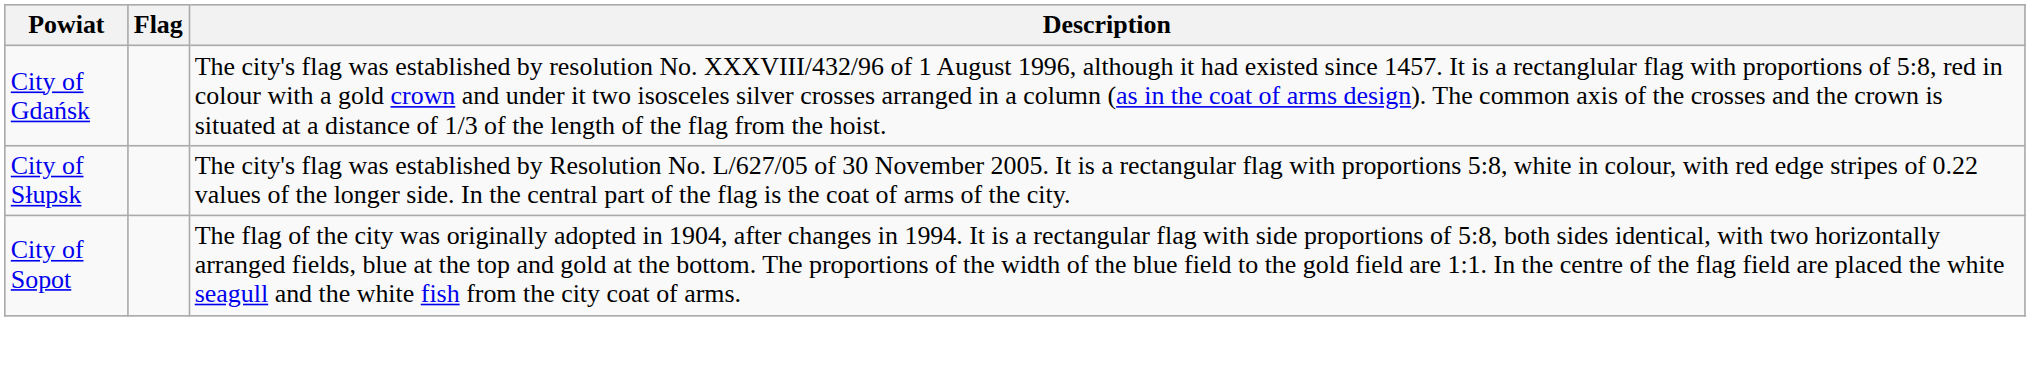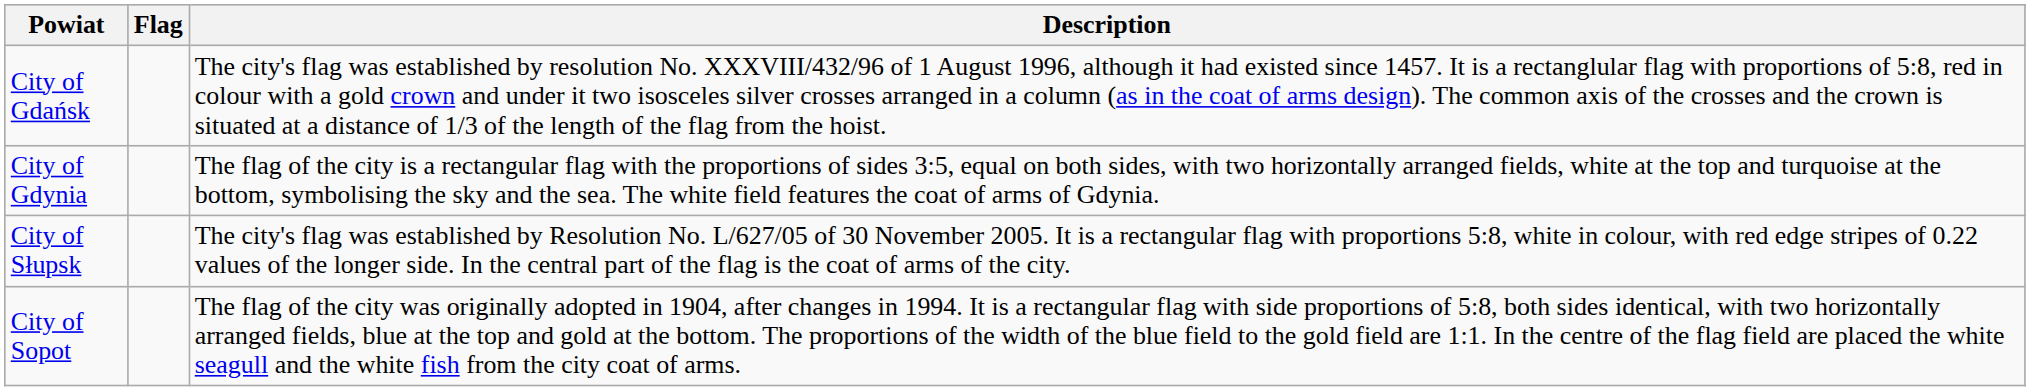+ row: (49, 180)
